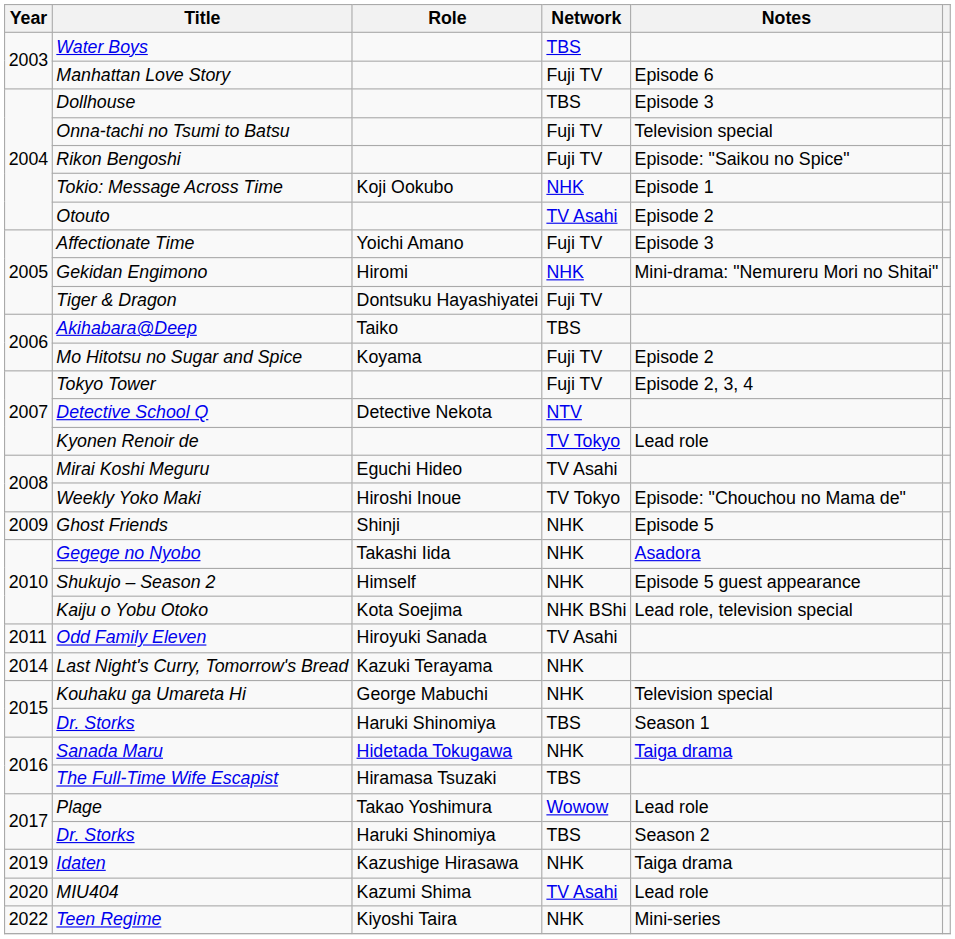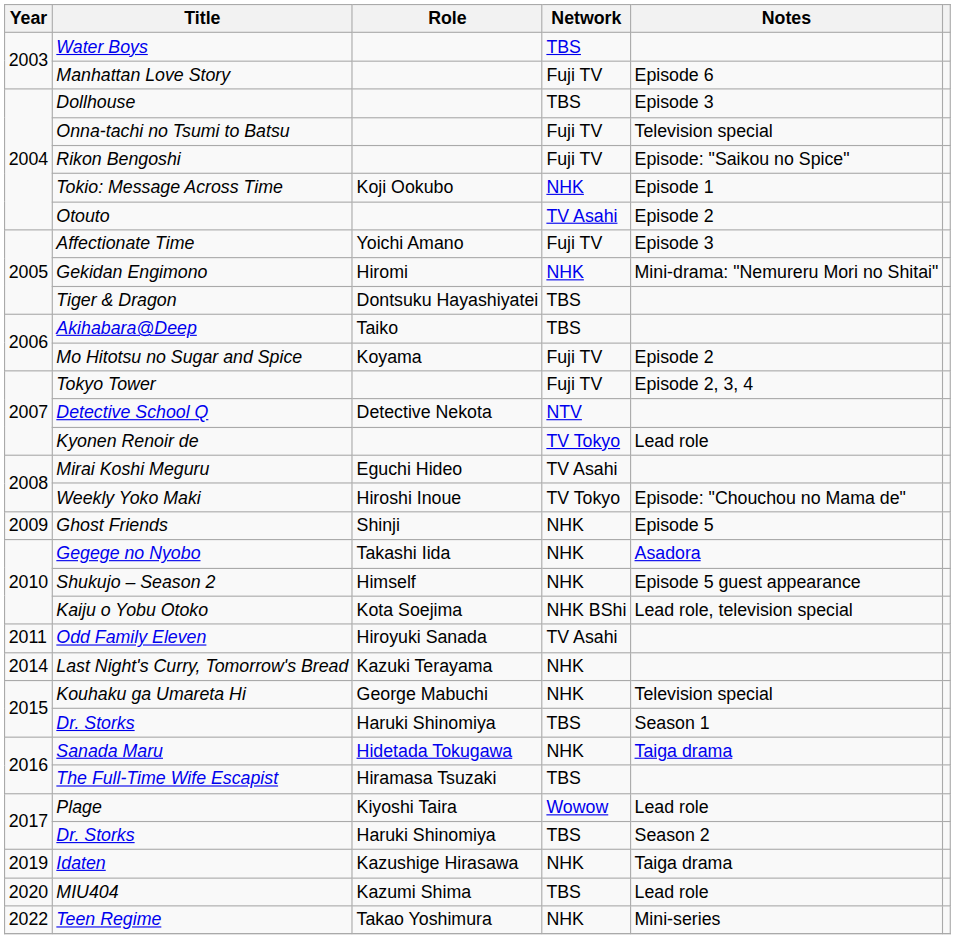(574, 300) Fuji TV -> (564, 300) TBS
(424, 807) Takao Yoshimura -> (407, 807) Kiyoshi Taira
(582, 891) TV Asahi -> (564, 891) TBS
(407, 919) Kiyoshi Taira -> (424, 919) Takao Yoshimura
